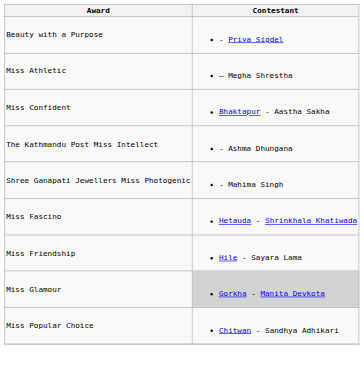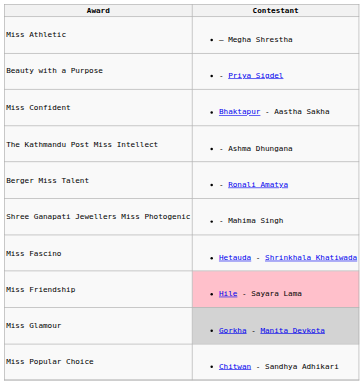rows swapped: (36, 72) <-> (55, 35)
+ row: (48, 181)
(276, 258) no background -> (276, 294) pink background
